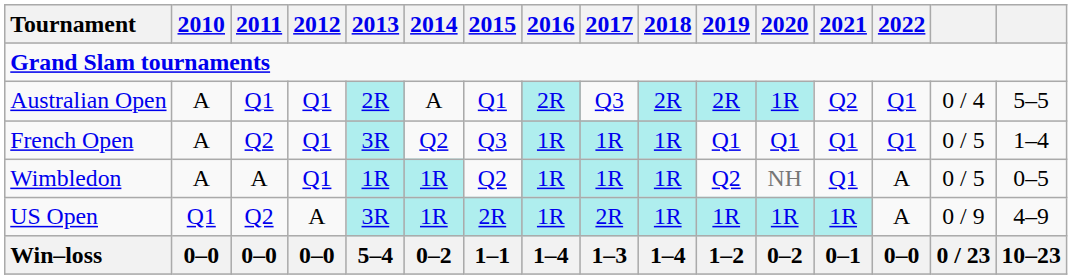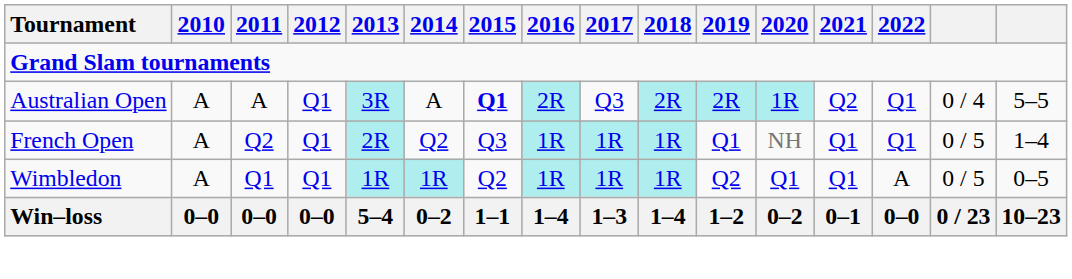(259, 100) Q1 -> (259, 100) A
(375, 100) 2R -> (375, 100) 3R
(492, 100) normal -> (492, 100) bold
(375, 138) 3R -> (375, 138) 2R
(785, 138) Q1 -> (785, 138) NH
(259, 177) A -> (259, 177) Q1
(785, 177) NH -> (785, 177) Q1
- row: (54, 215)
